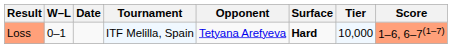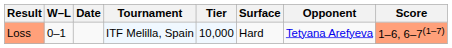columns swapped: (356, 13) <-> (243, 13)
(304, 33) bold -> (251, 33) normal
